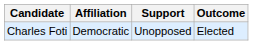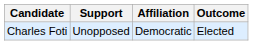columns swapped: (101, 13) <-> (163, 13)
